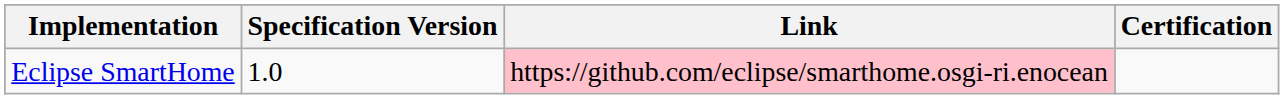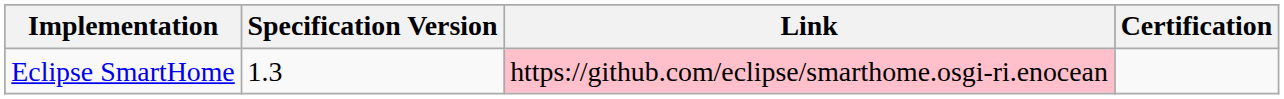(265, 70) 1.0 -> (265, 70) 1.3
